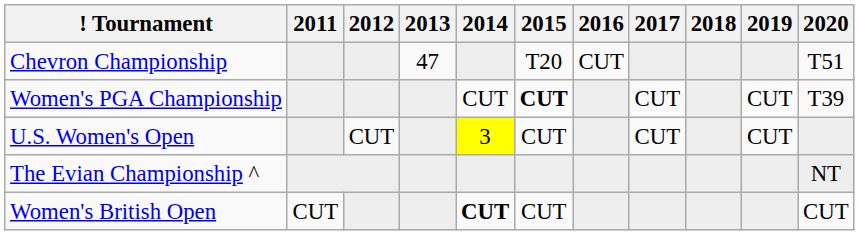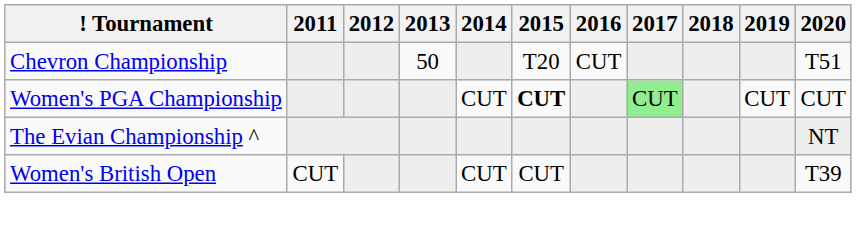(428, 61) 47 -> (428, 61) 50
(657, 98) no background -> (655, 98) lightgreen background
(826, 98) T39 -> (823, 98) CUT
- row: (102, 136)
(485, 211) bold -> (484, 173) normal
(826, 211) CUT -> (823, 173) T39
